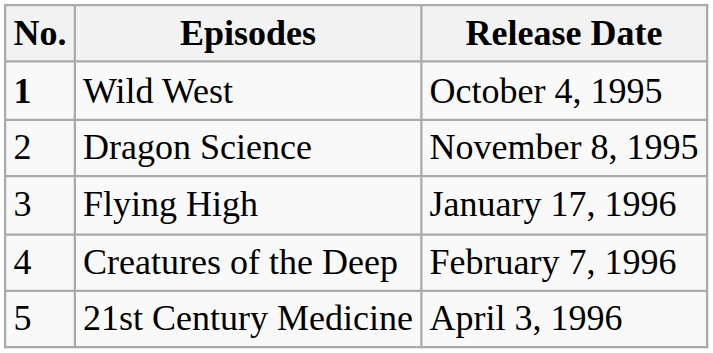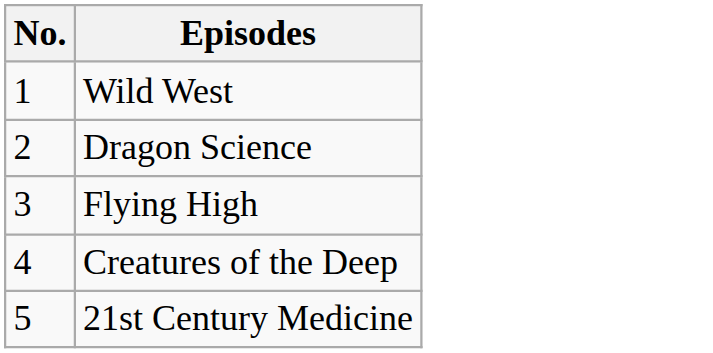- column: (564, 33)
(22, 90) bold -> (22, 90) normal
